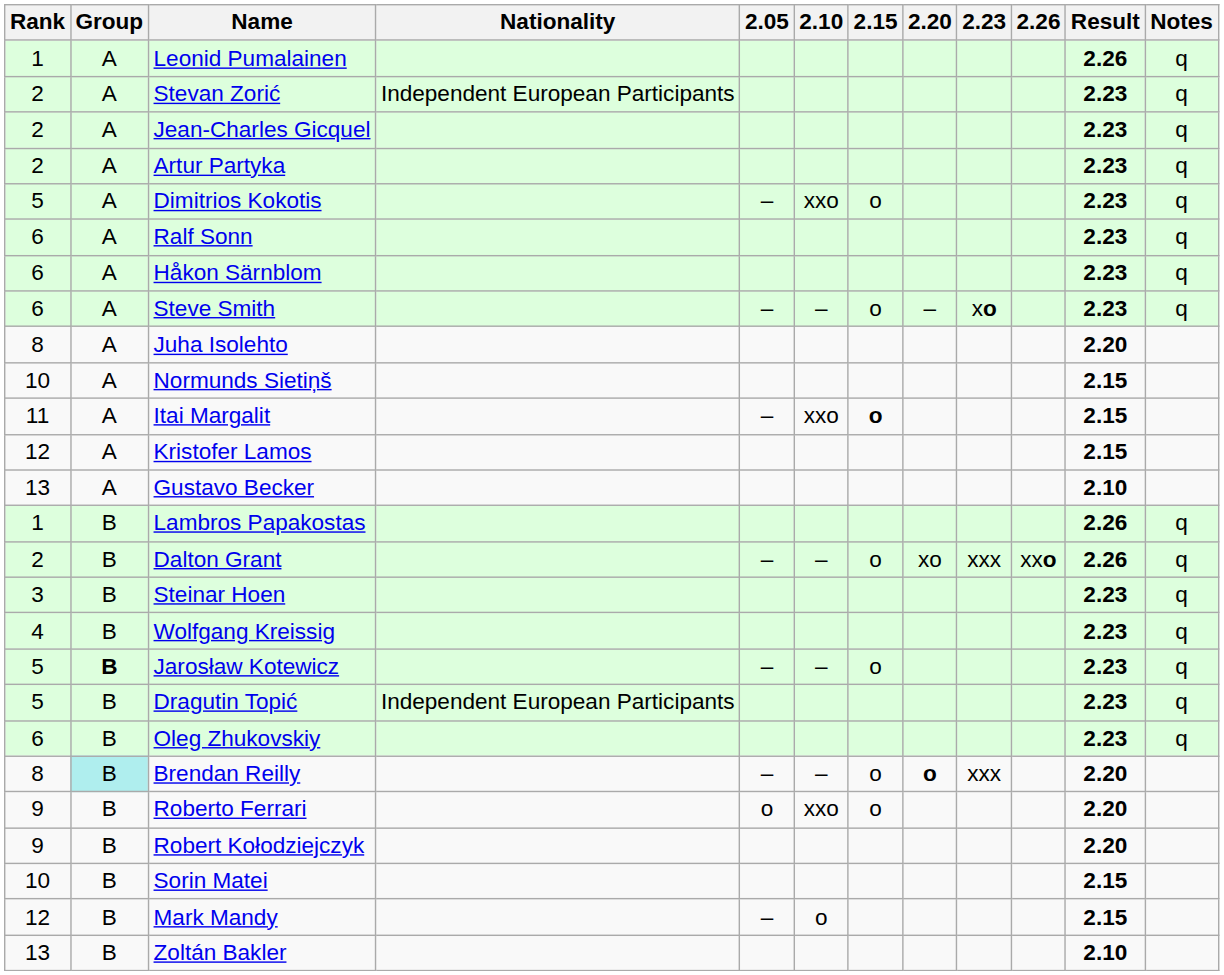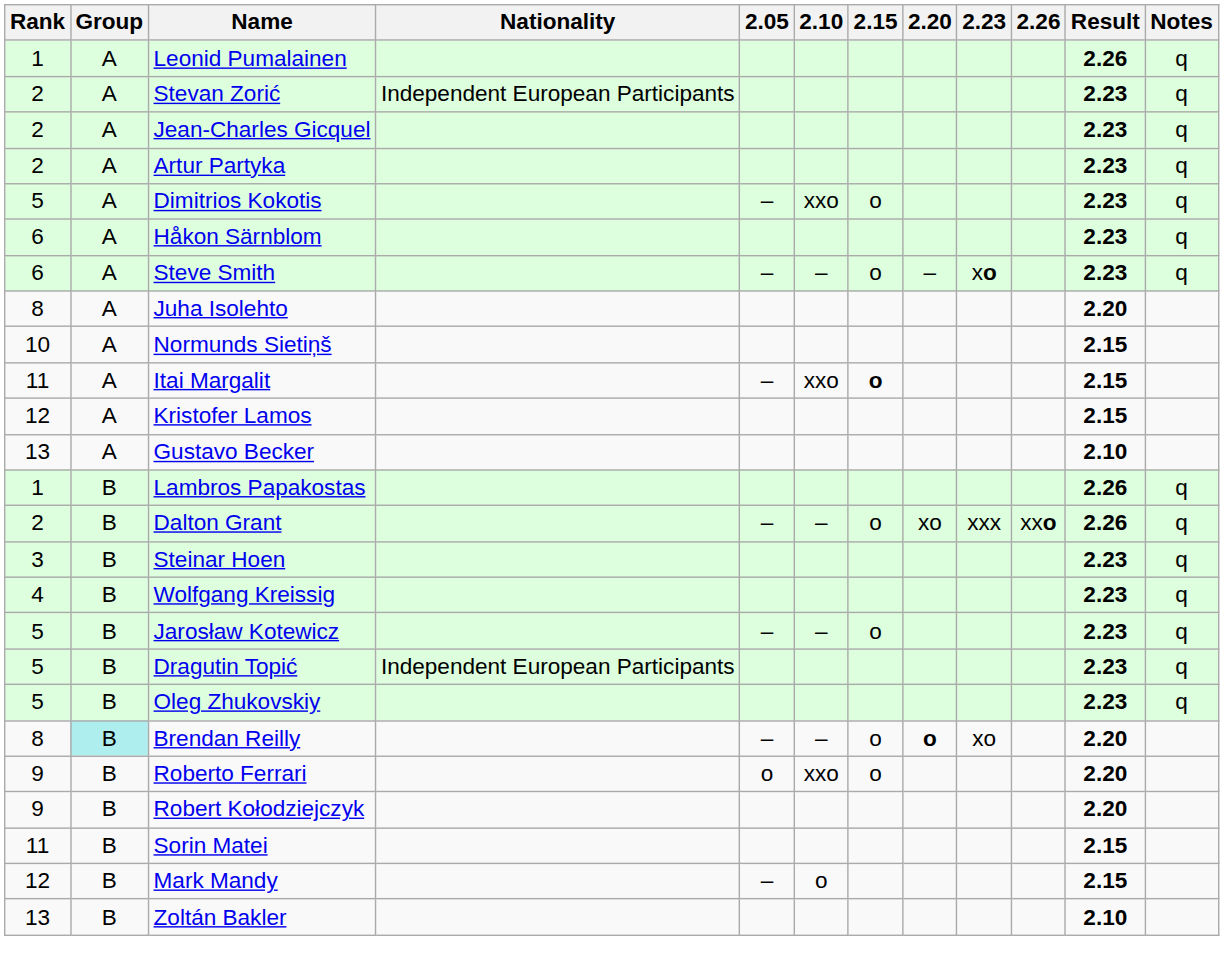- row: (203, 237)
(109, 666) bold -> (109, 630) normal
(37, 737) 6 -> (37, 702) 5
(984, 773) xxx -> (984, 737) xo
(37, 881) 10 -> (37, 845) 11
